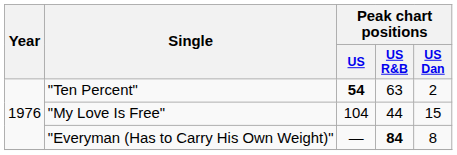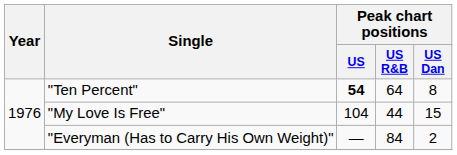(395, 90) 63 -> (395, 90) 64
(433, 90) 2 -> (433, 90) 8
(395, 137) bold -> (395, 137) normal
(433, 137) 8 -> (433, 137) 2
